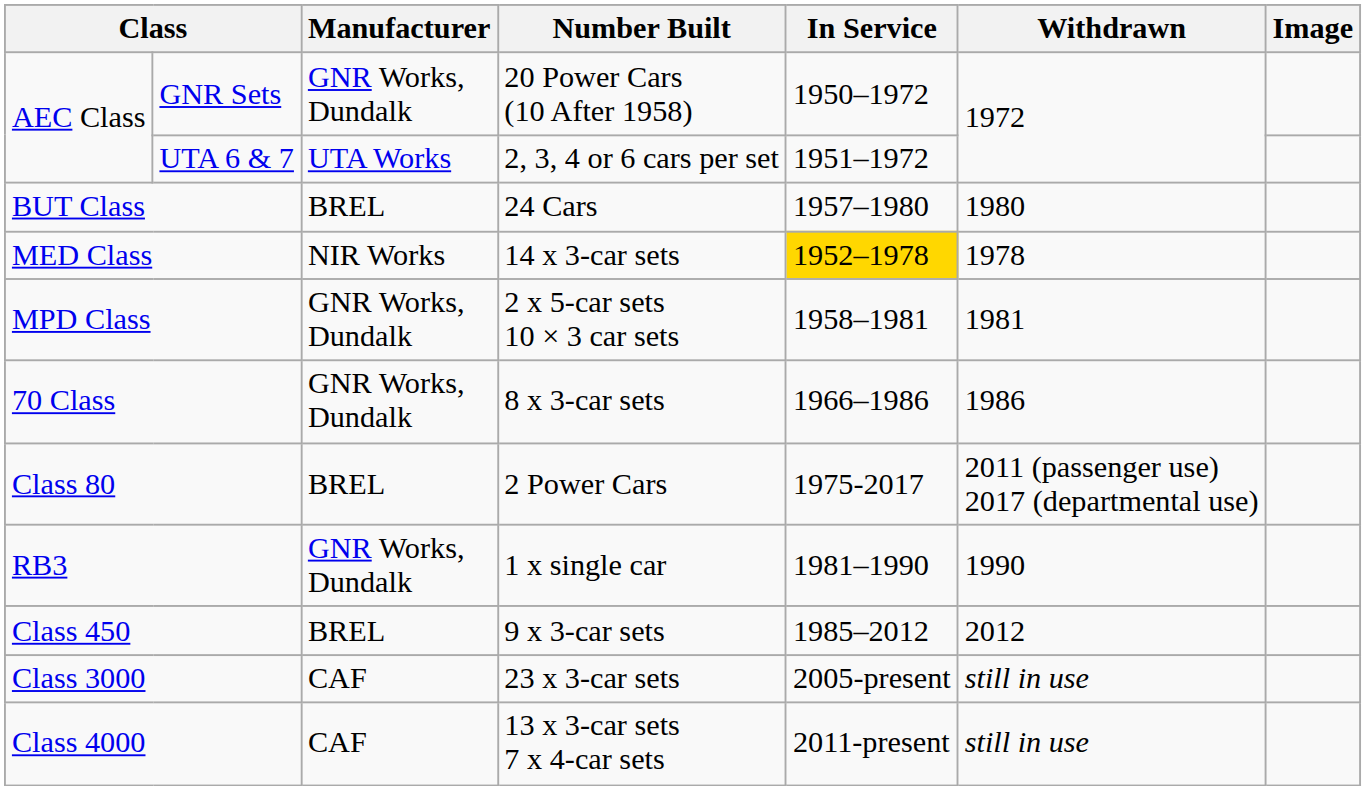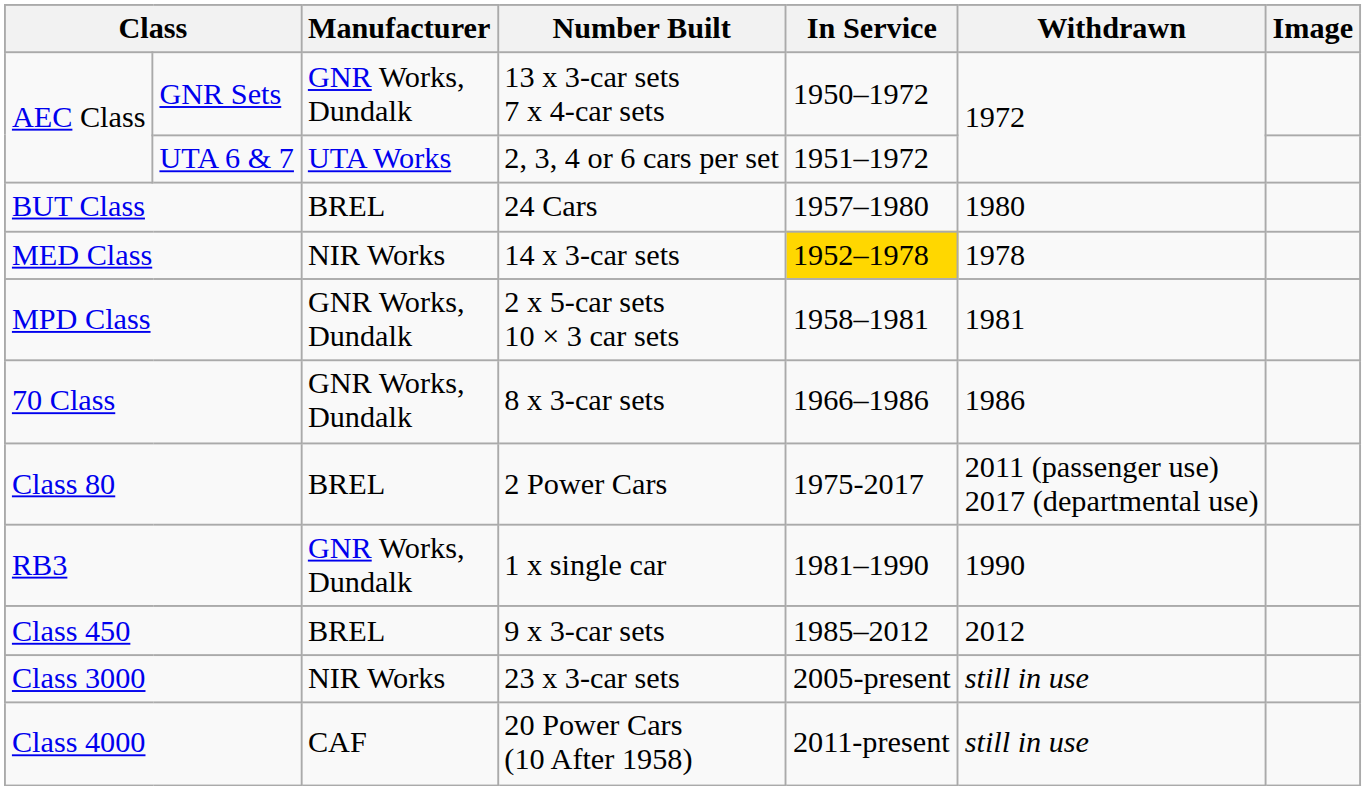(598, 93) 20 Power Cars (10 After 1958) -> (592, 93) 13 x 3-car sets 7 x 4-car sets
(337, 678) CAF -> (377, 678) NIR Works
(592, 743) 13 x 3-car sets 7 x 4-car sets -> (598, 743) 20 Power Cars (10 After 1958)
